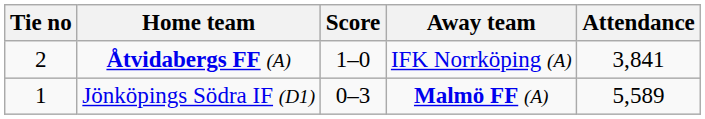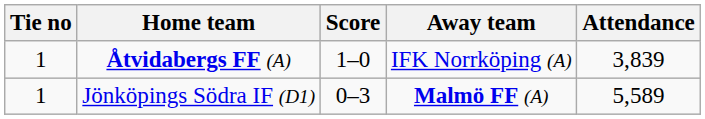(41, 59) 2 -> (41, 59) 1
(639, 59) 3,841 -> (639, 59) 3,839
